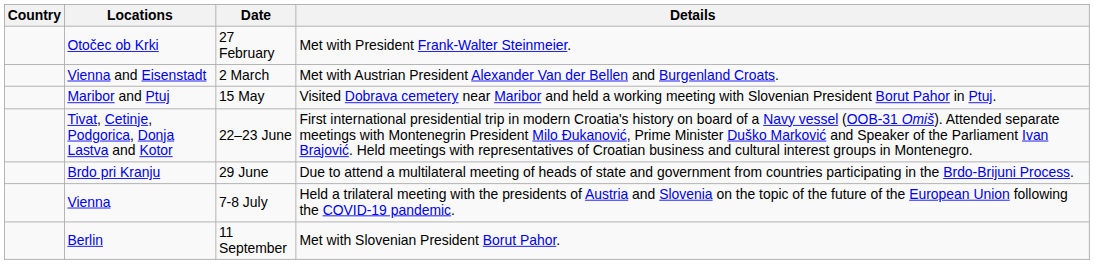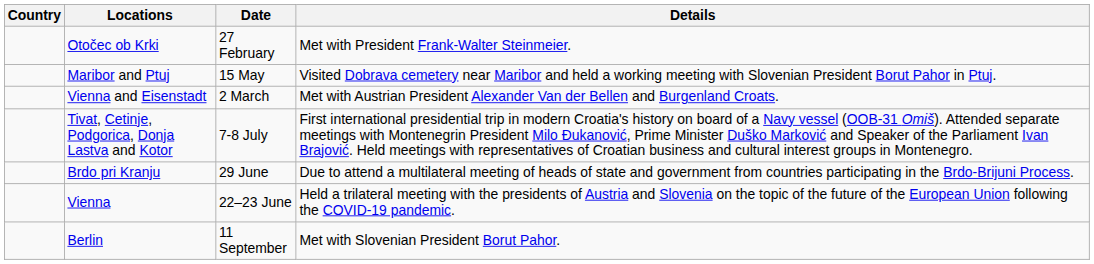rows swapped: (137, 75) <-> (118, 97)
(255, 135) 22–23 June -> (243, 135) 7-8 July
(243, 202) 7-8 July -> (255, 202) 22–23 June
